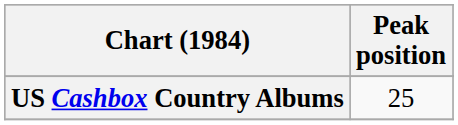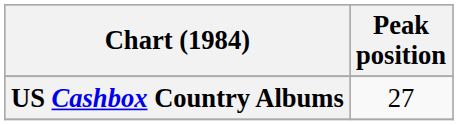(401, 97) 25 -> (401, 97) 27
